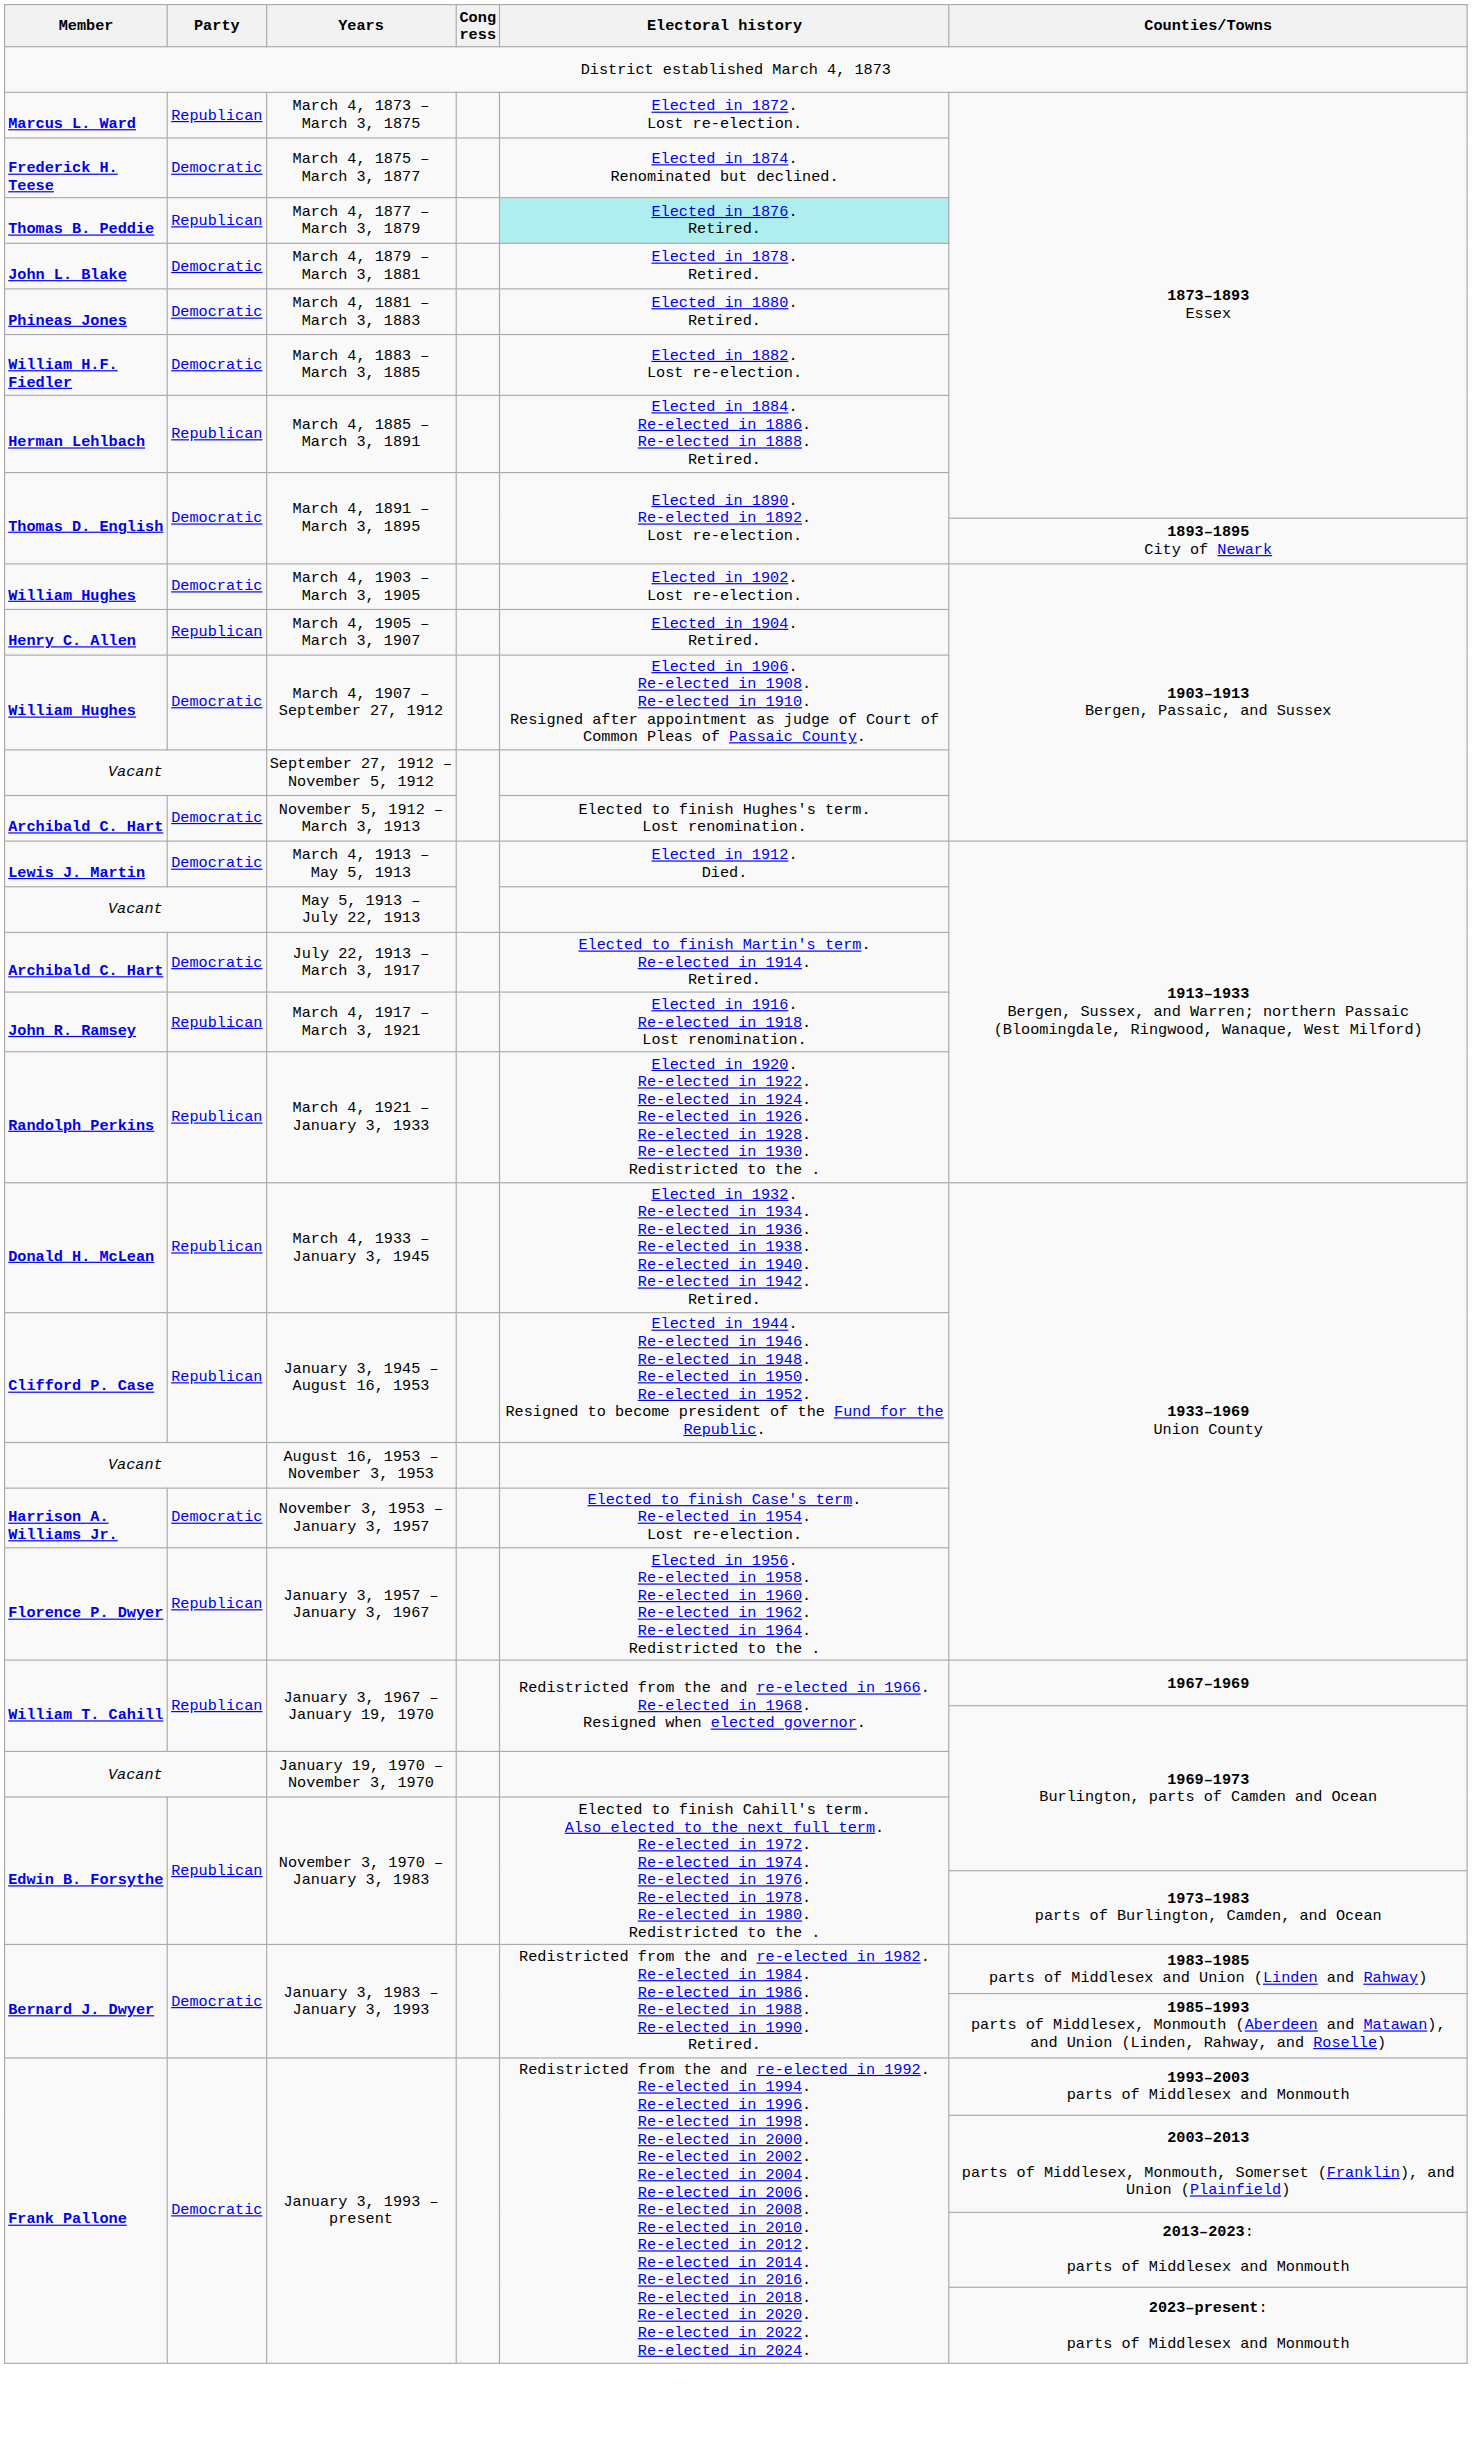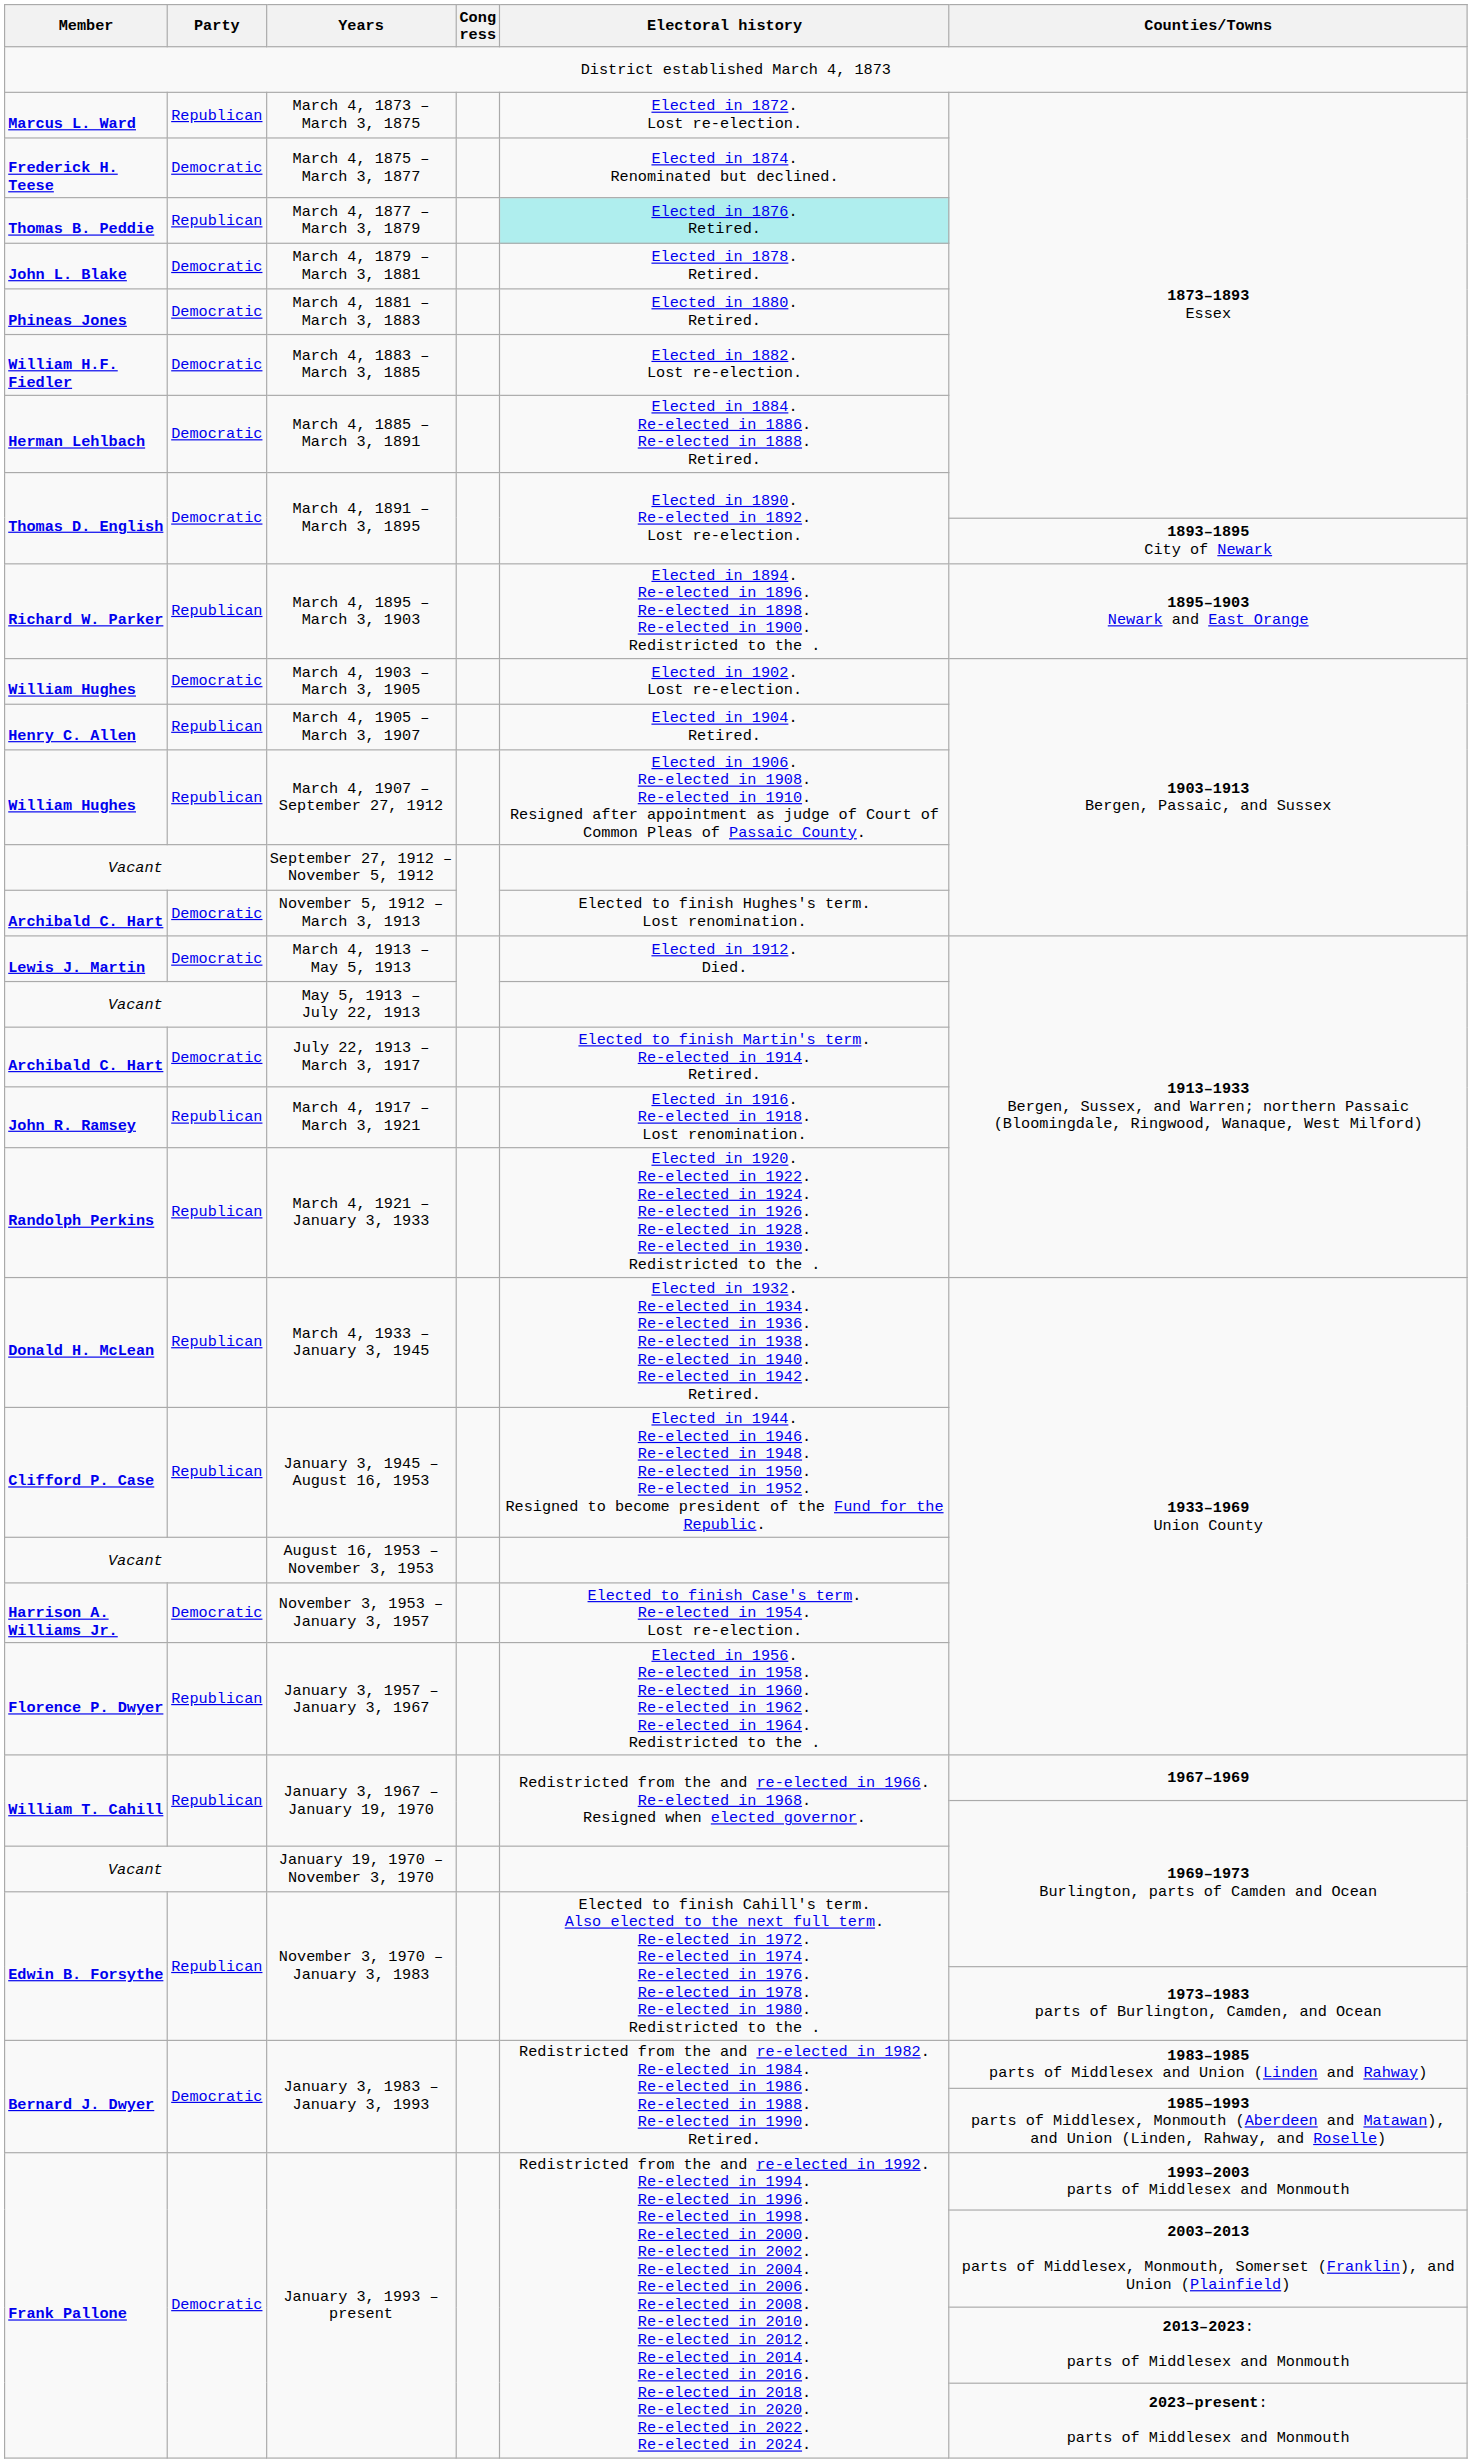(217, 434) Republican -> (217, 434) Democratic
+ row: (86, 620)
(217, 702) Democratic -> (217, 797) Republican
